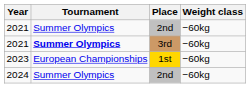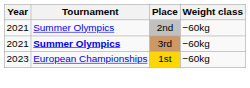- row: (18, 75)
